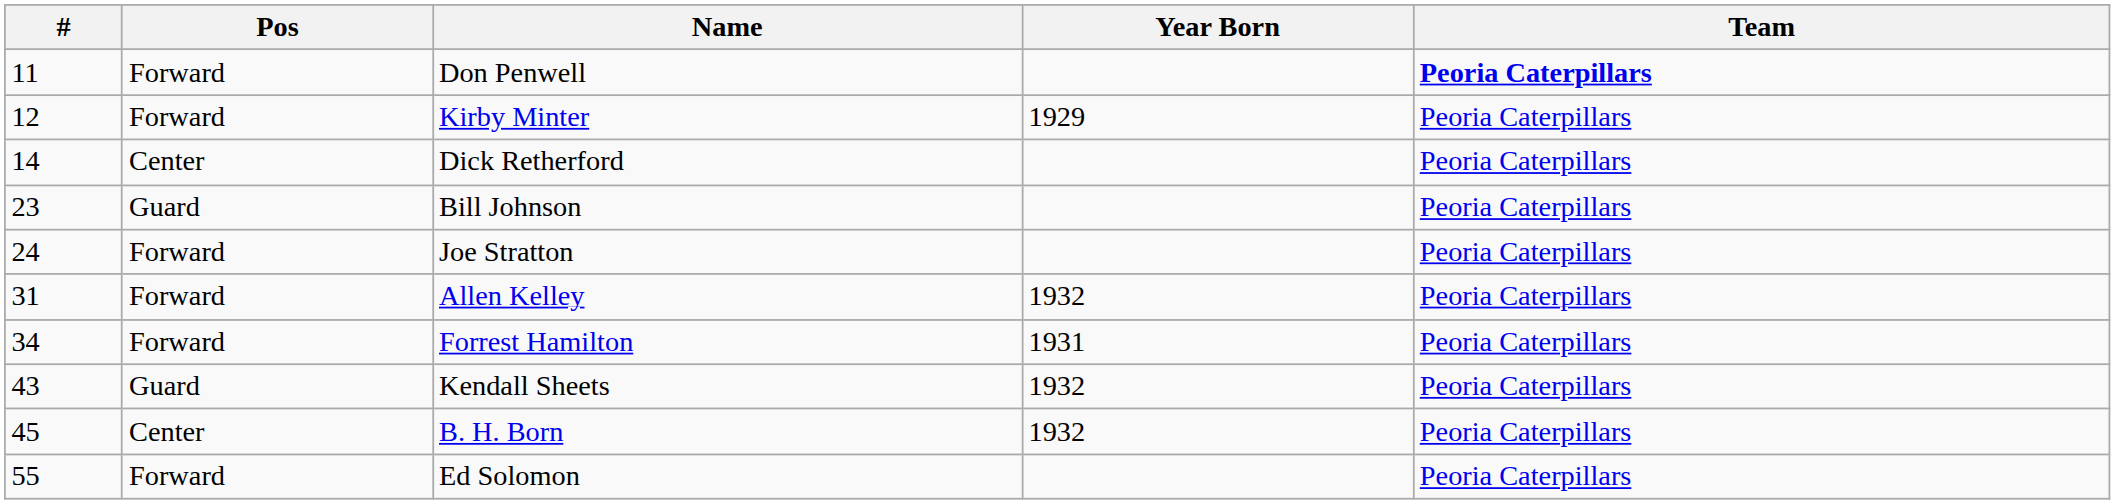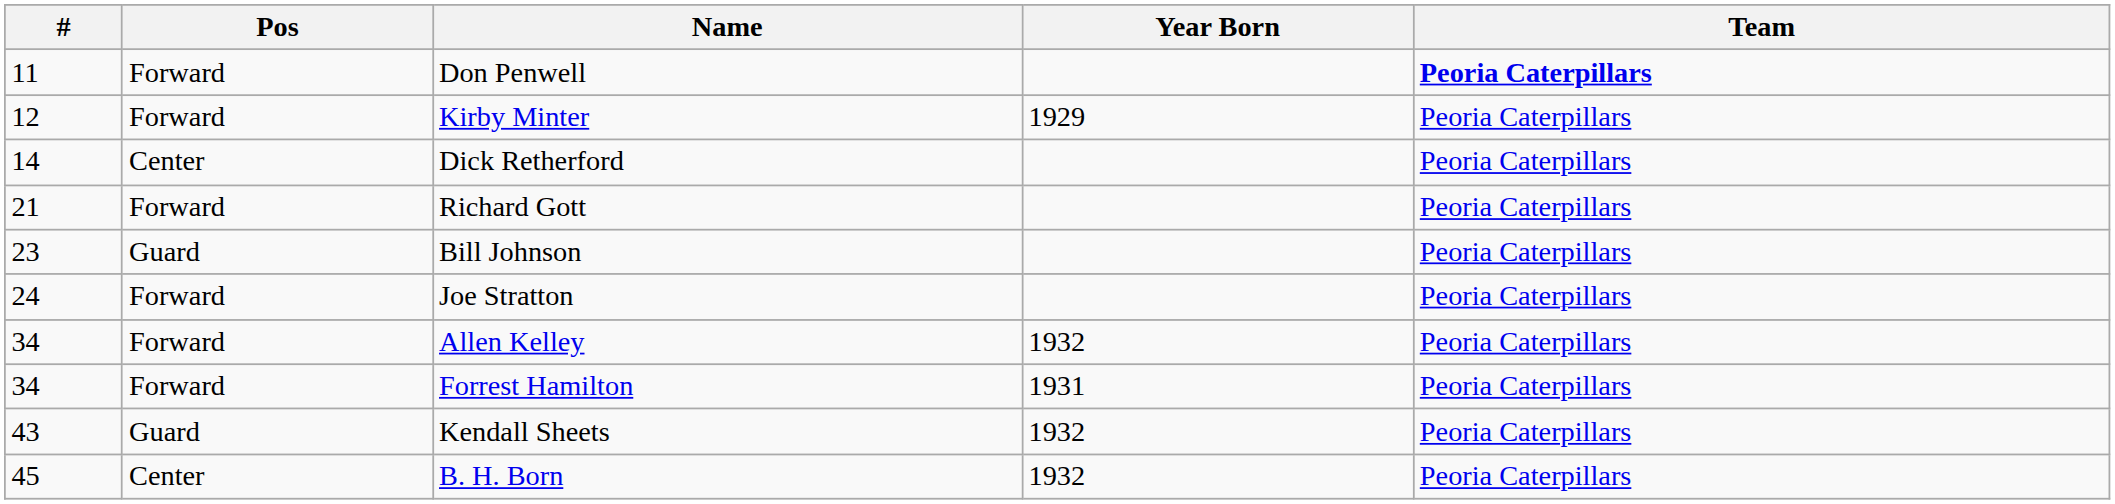+ row: (513, 206)
(26, 296) 31 -> (26, 341) 34
- row: (509, 476)
